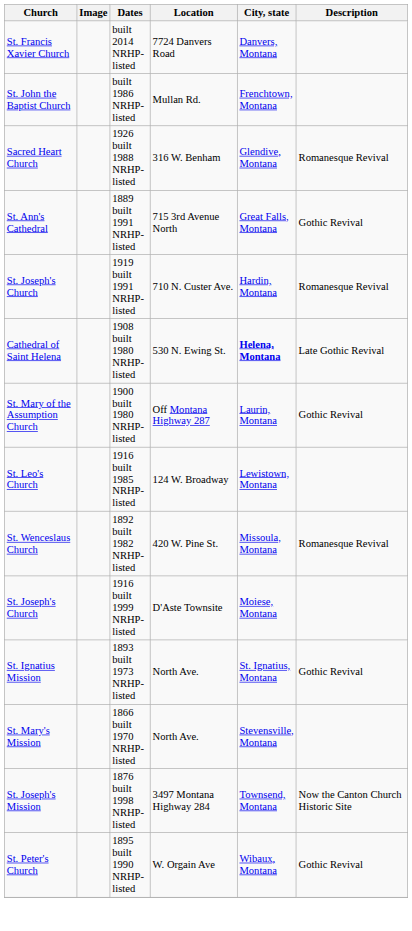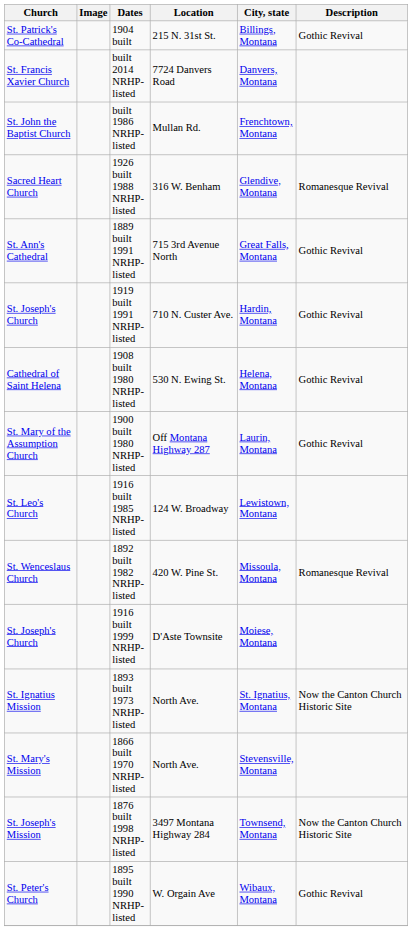+ row: (123, 35)
(344, 286) Romanesque Revival -> (331, 315) Gothic Revival
(260, 350) bold -> (258, 379) normal
(341, 350) Late Gothic Revival -> (331, 379) Gothic Revival
(331, 672) Gothic Revival -> (350, 700) Now the Canton Church Historic Site
